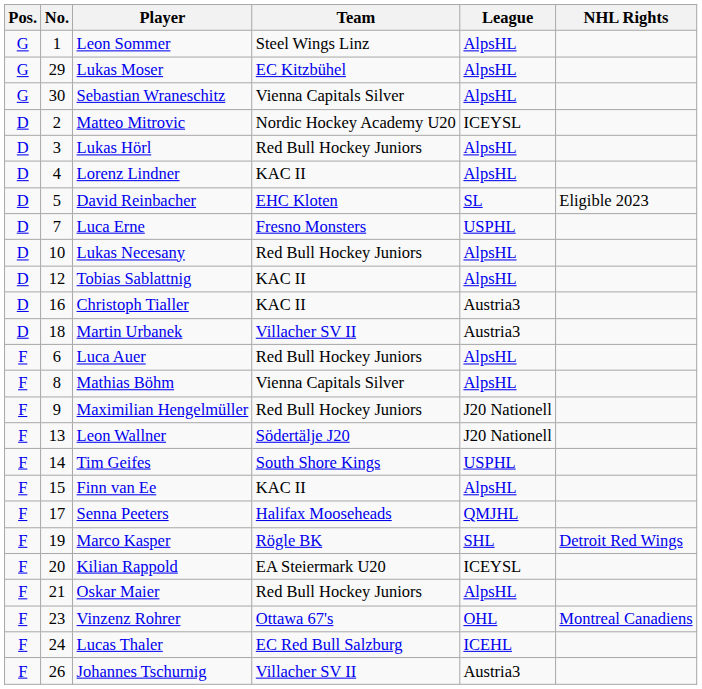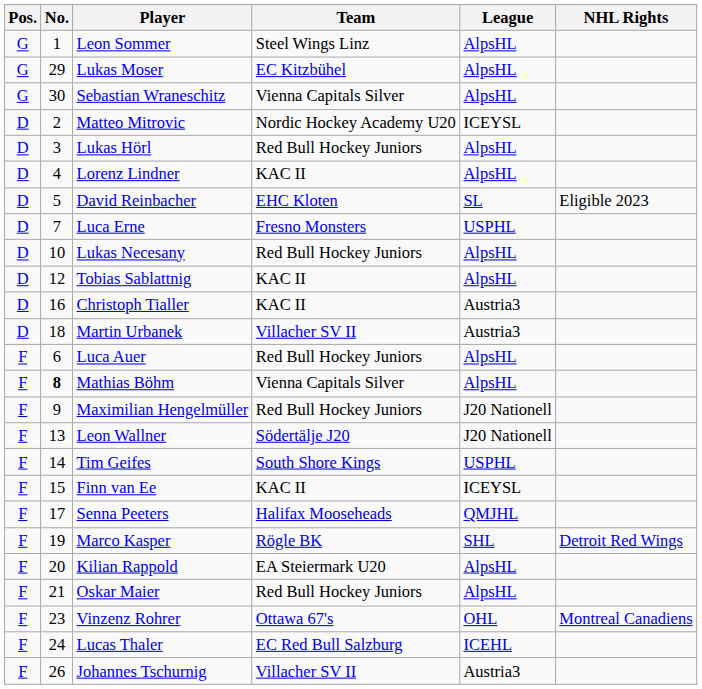(57, 383) normal -> (57, 383) bold
(490, 488) AlpsHL -> (492, 488) ICEYSL
(492, 566) ICEYSL -> (490, 566) AlpsHL
